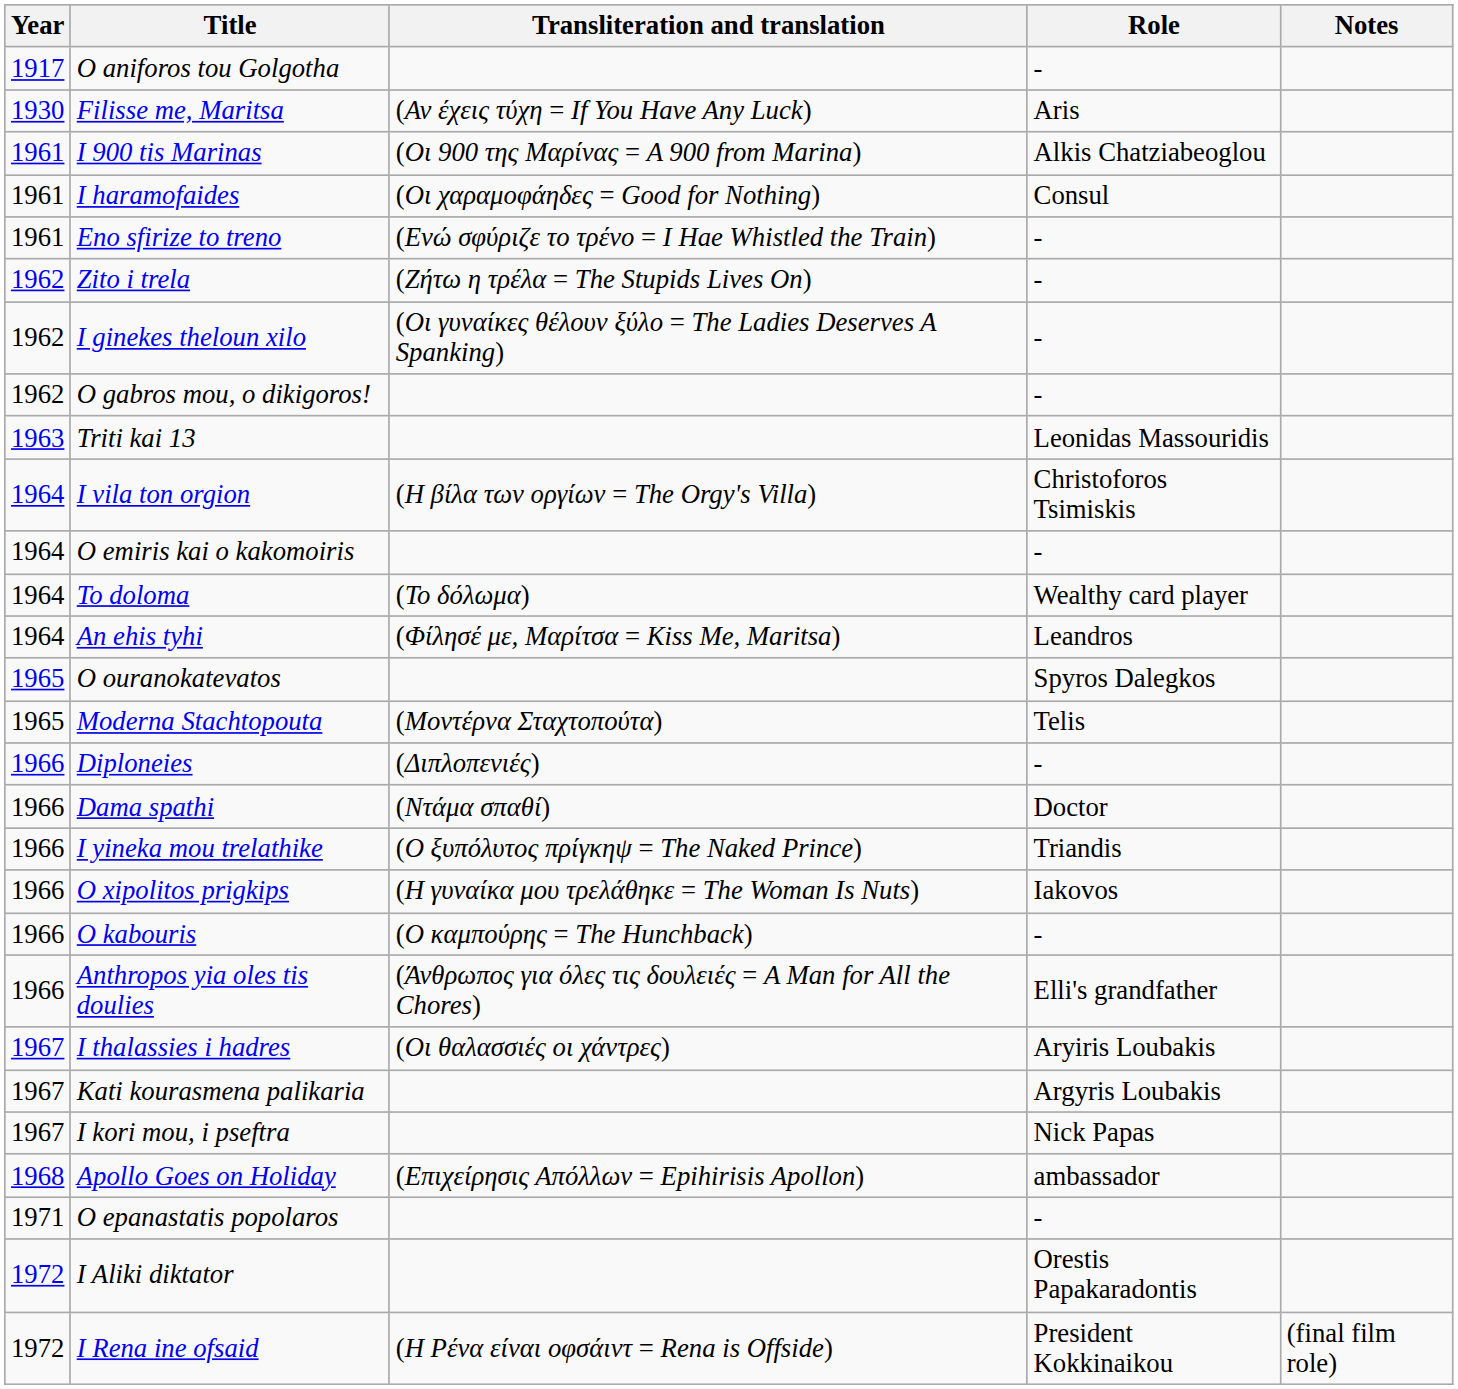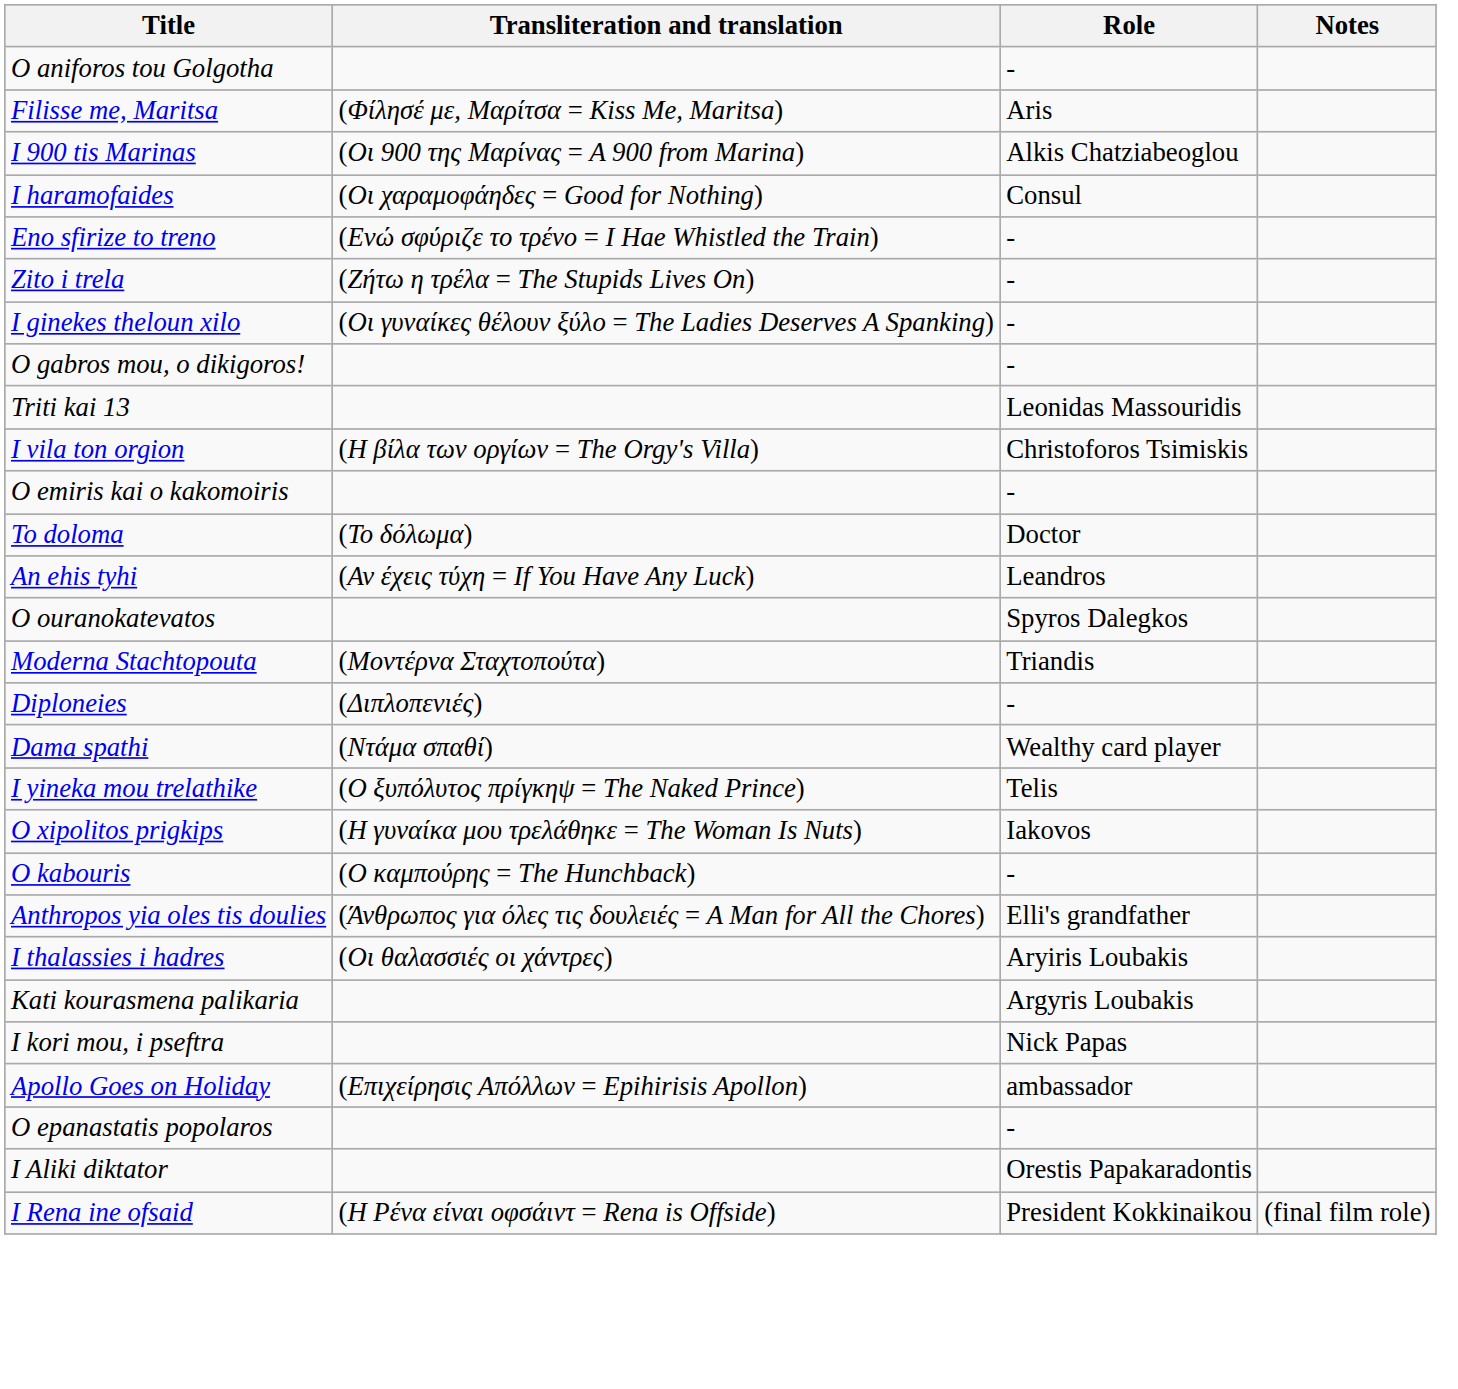- column: (38, 25)
(604, 110) (Αν έχεις τύχη = If You Have Any Luck) -> (561, 110) (Φίλησέ με, Μαρίτσα = Kiss Me, Maritsa)
(1141, 594) Wealthy card player -> (1043, 534) Doctor
(618, 636) (Φίλησέ με, Μαρίτσα = Kiss Me, Maritsa) -> (546, 576) (Αν έχεις τύχη = If You Have Any Luck)
(1059, 721) Telis -> (1050, 661) Triandis
(1071, 806) Doctor -> (1113, 746) Wealthy card player
(1078, 848) Triandis -> (1032, 788) Telis
